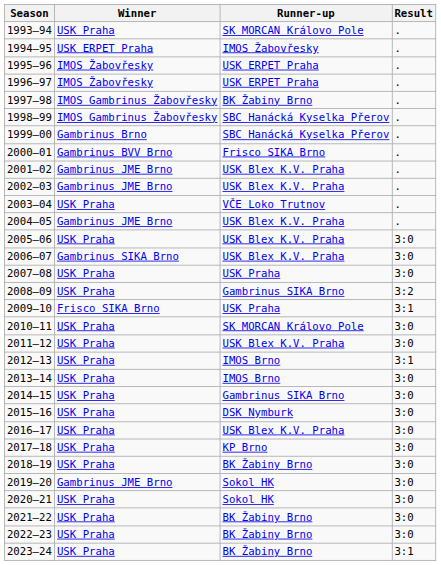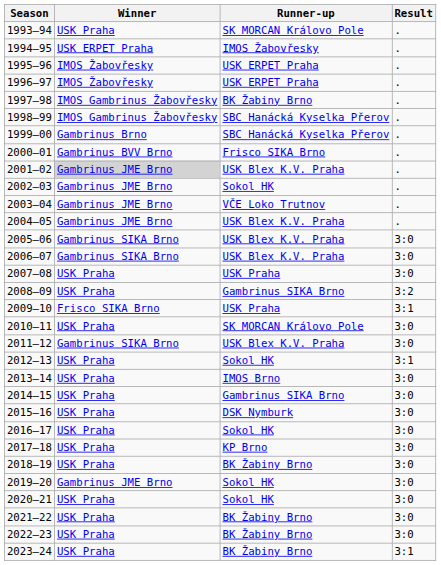(115, 169) no background -> (115, 169) lightgrey background
(283, 187) USK Blex K.V. Praha -> (248, 187) Sokol HK
(86, 204) USK Praha -> (115, 204) Gambrinus JME Brno
(86, 239) USK Praha -> (118, 239) Gambrinus SIKA Brno
(86, 343) USK Praha -> (118, 343) Gambrinus SIKA Brno
(251, 361) IMOS Brno -> (248, 361) Sokol HK
(283, 430) USK Blex K.V. Praha -> (248, 430) Sokol HK
